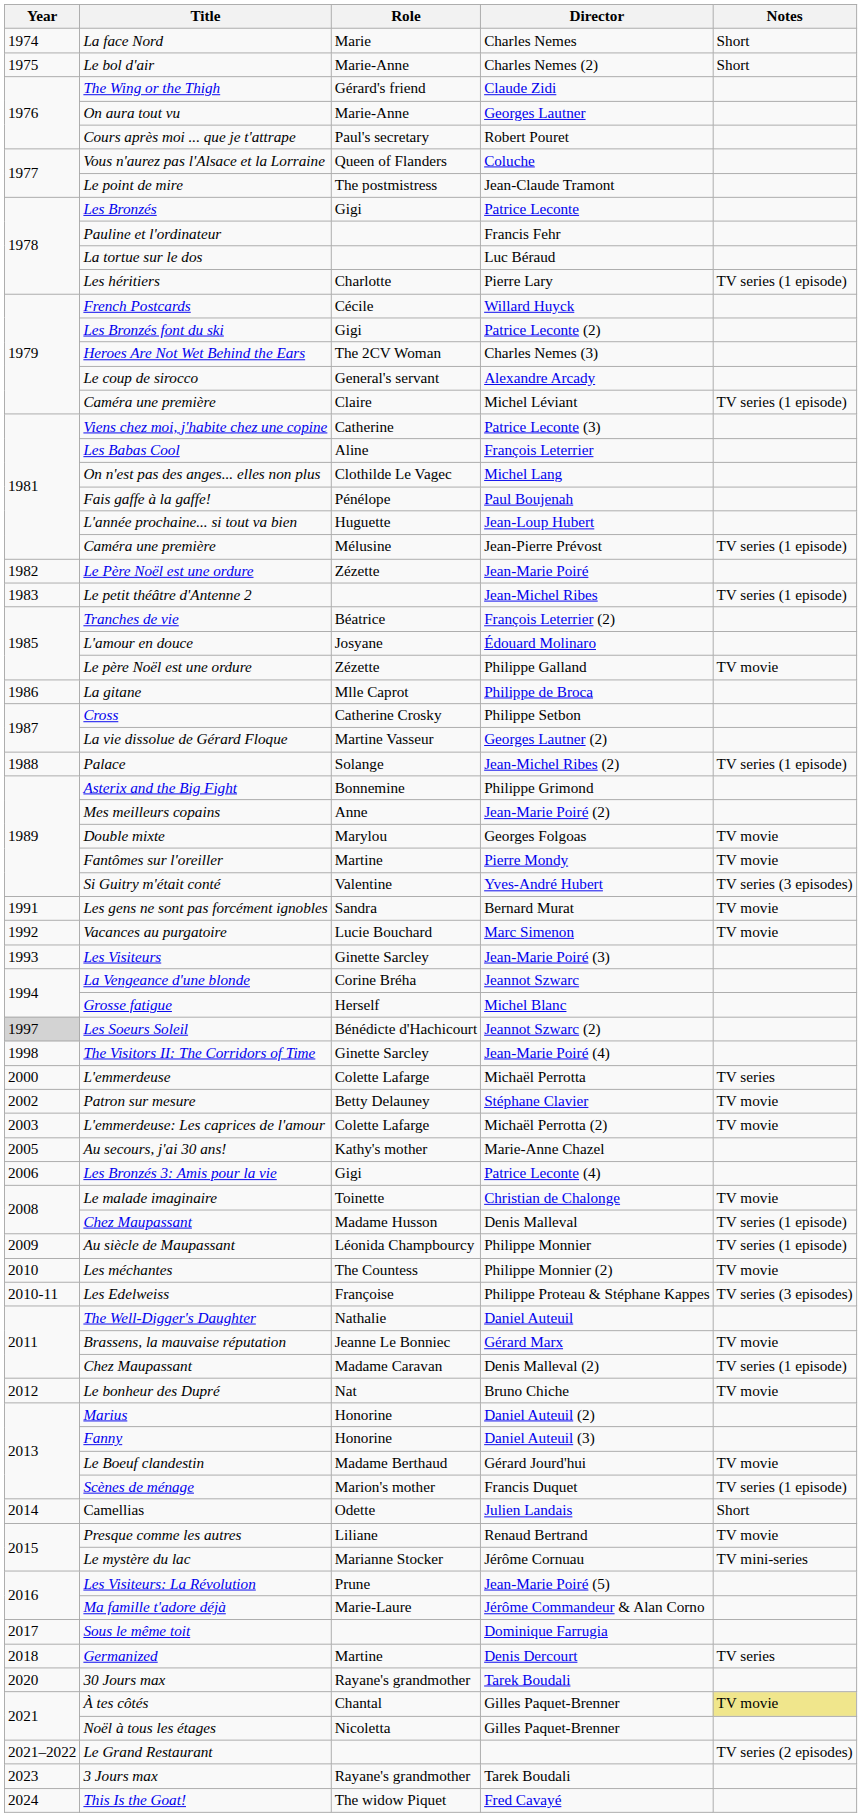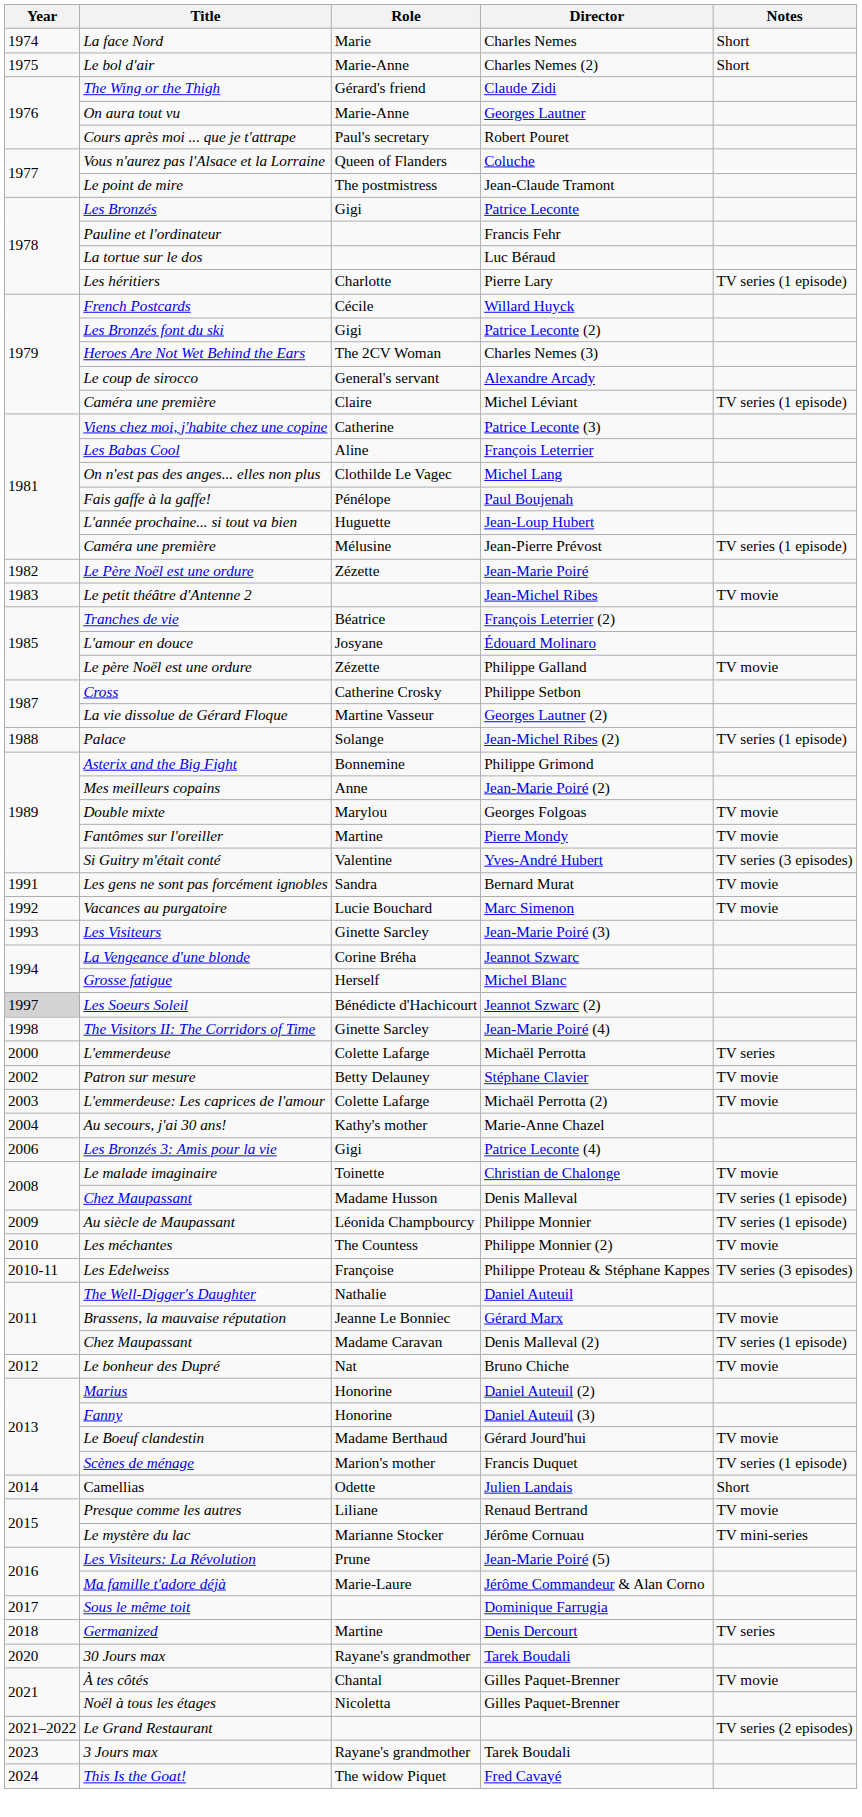(782, 595) TV series (1 episode) -> (747, 595) TV movie
- row: (112, 691)
(23, 1149) 2005 -> (23, 1125) 2004
(747, 1703) khaki background -> (747, 1679) no background
